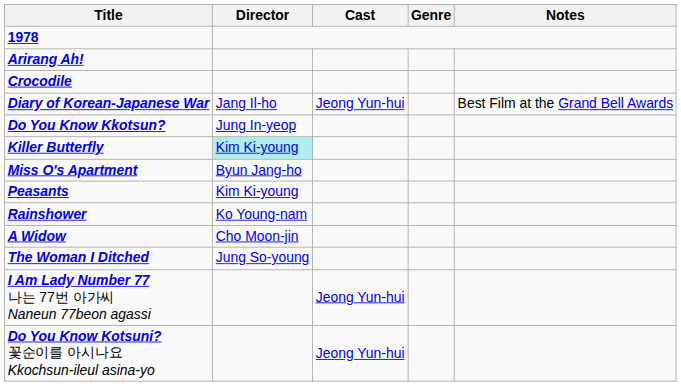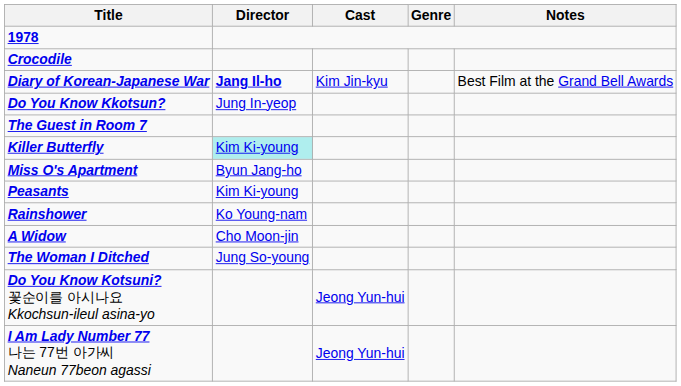- row: (46, 59)
(246, 103) normal -> (249, 81) bold
(360, 103) Jeong Yun-hui -> (352, 81) Kim Jin-kyu
+ row: (77, 125)
rows swapped: (85, 353) <-> (79, 297)
